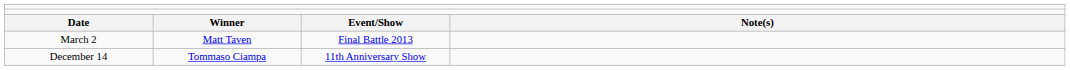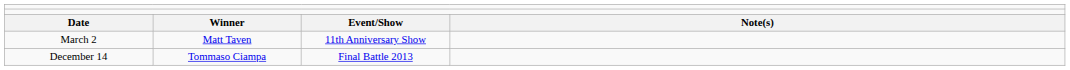(376, 39) Final Battle 2013 -> (376, 39) 11th Anniversary Show
(376, 56) 11th Anniversary Show -> (376, 56) Final Battle 2013
